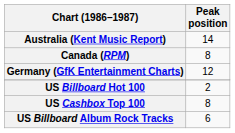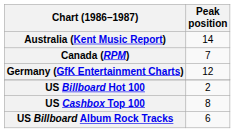(208, 55) 8 -> (208, 55) 7
